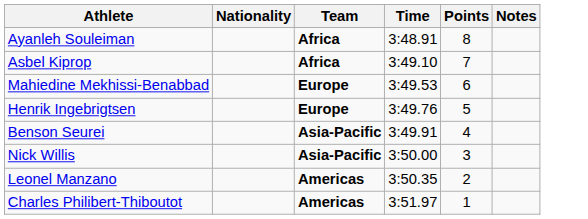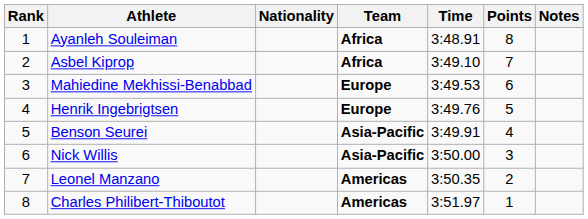+ column: (26, 16)
